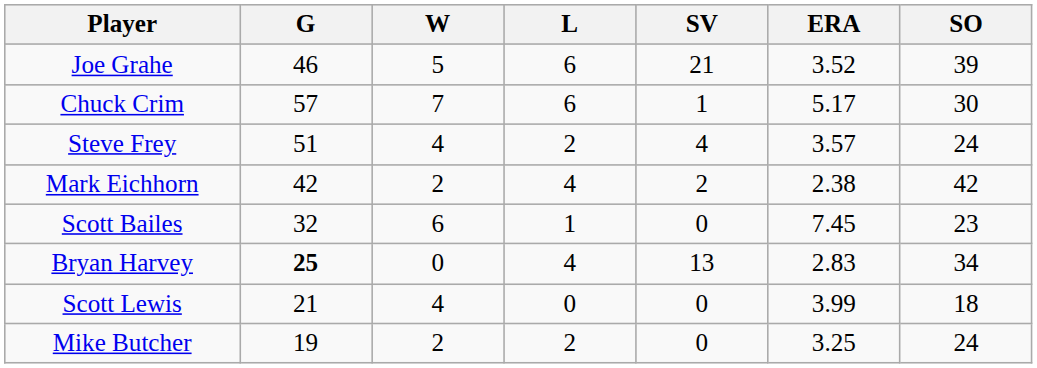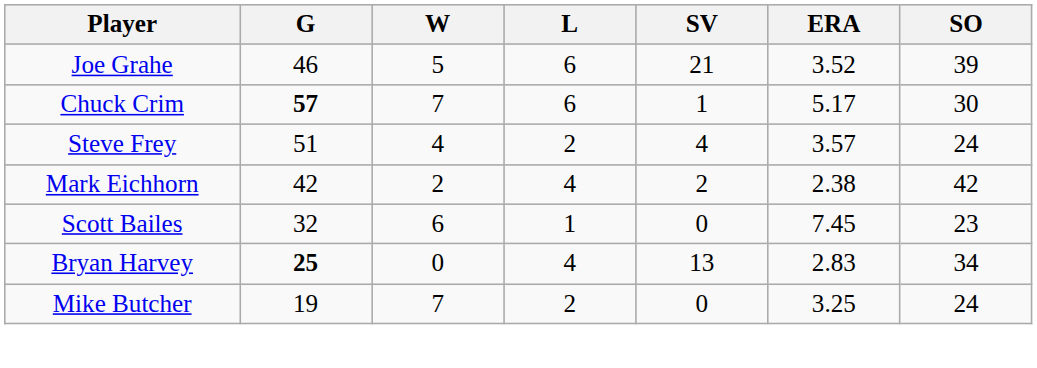(306, 104) normal -> (306, 104) bold
- row: (122, 303)
(438, 343) 2 -> (438, 303) 7
